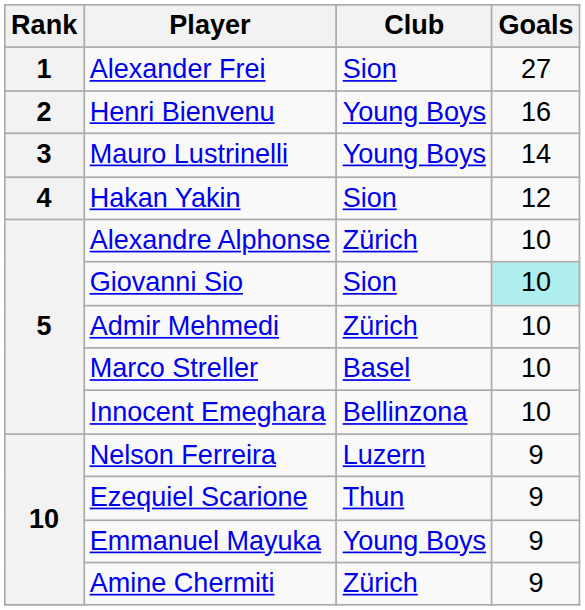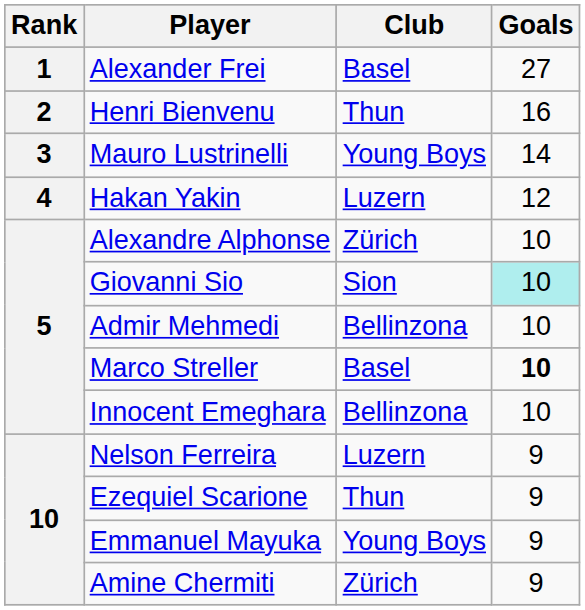(370, 68) Sion -> (376, 68) Basel
(414, 111) Young Boys -> (373, 111) Thun
(370, 197) Sion -> (384, 197) Luzern
(380, 326) Zürich -> (405, 326) Bellinzona
(536, 369) normal -> (536, 369) bold
